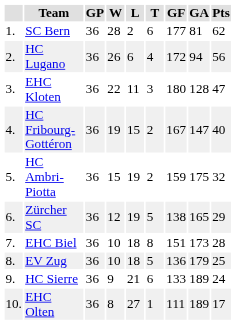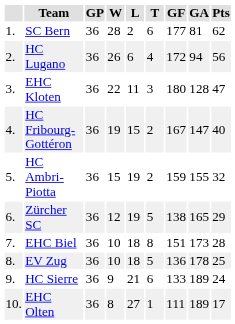(199, 177) 175 -> (199, 177) 155
(199, 260) 179 -> (199, 260) 178
